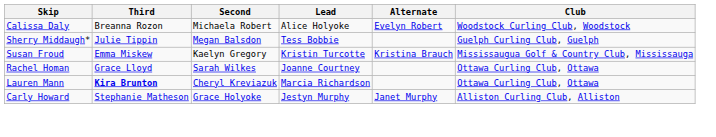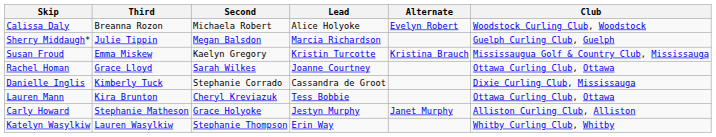(310, 40) Tess Bobbie -> (336, 40) Marcia Richardson
+ row: (46, 82)
(126, 82) bold -> (126, 97) normal
(326, 82) Marcia Richardson -> (320, 97) Tess Bobbie
+ row: (48, 125)
